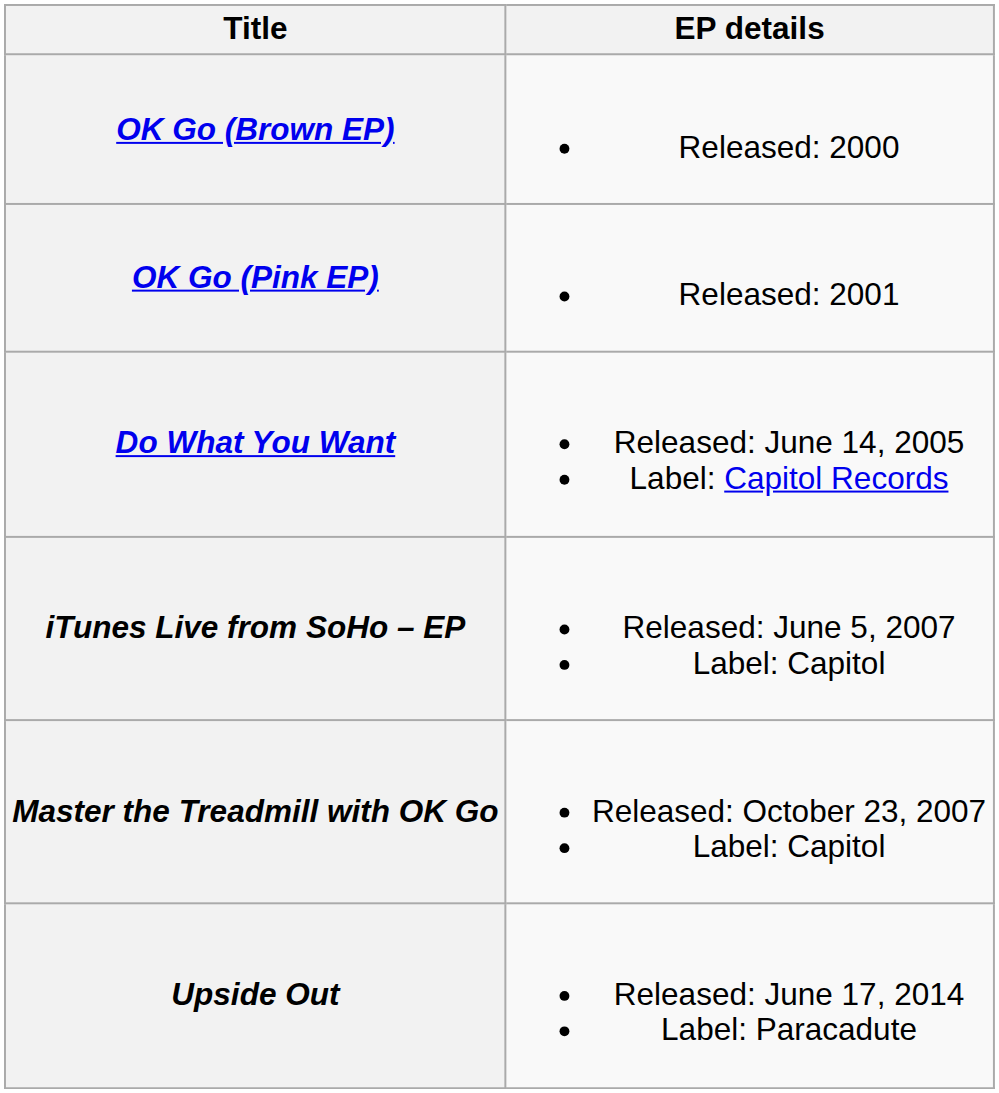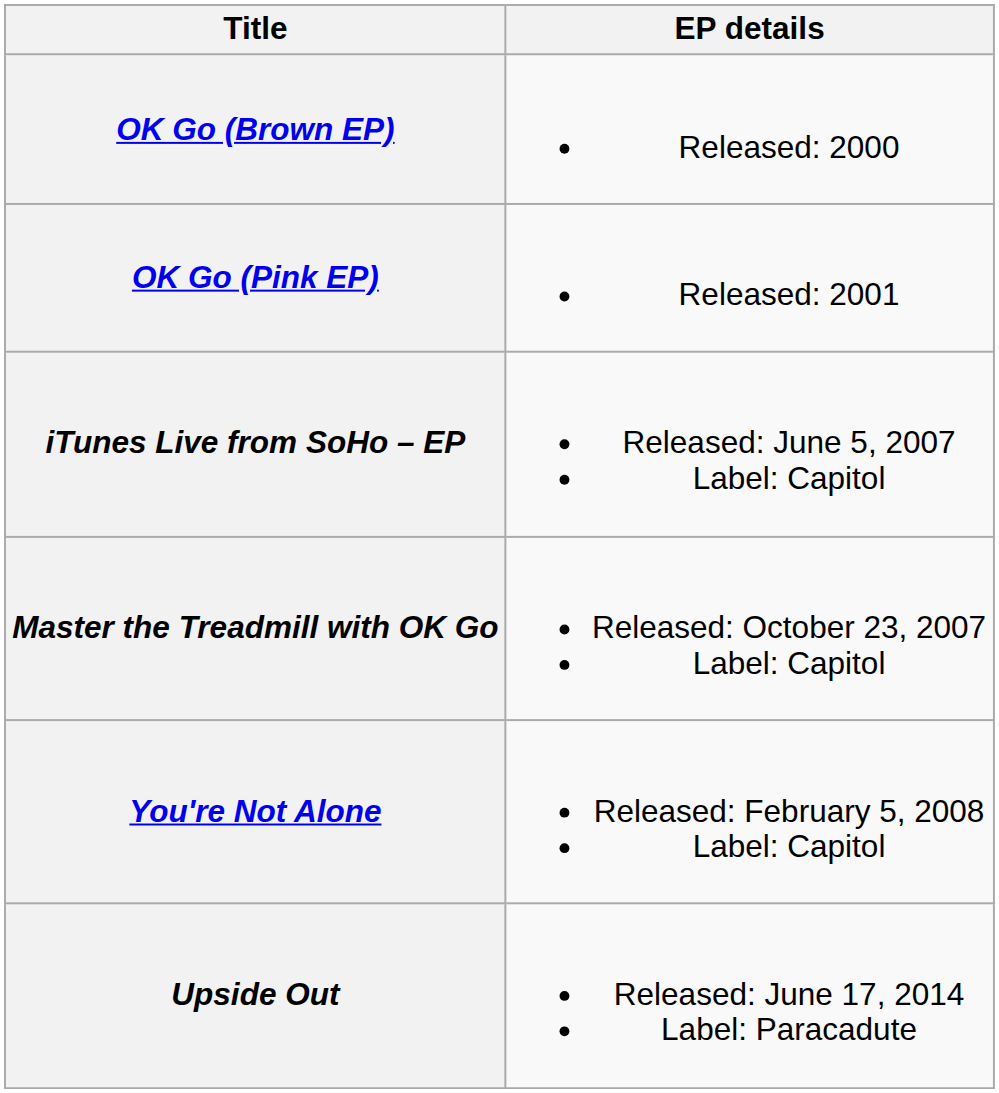- row: (255, 443)
+ row: (255, 811)
